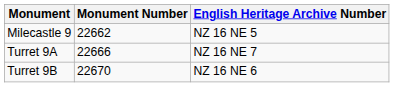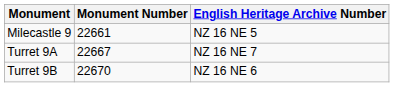(94, 33) 22662 -> (94, 33) 22661
(94, 52) 22666 -> (94, 52) 22667
